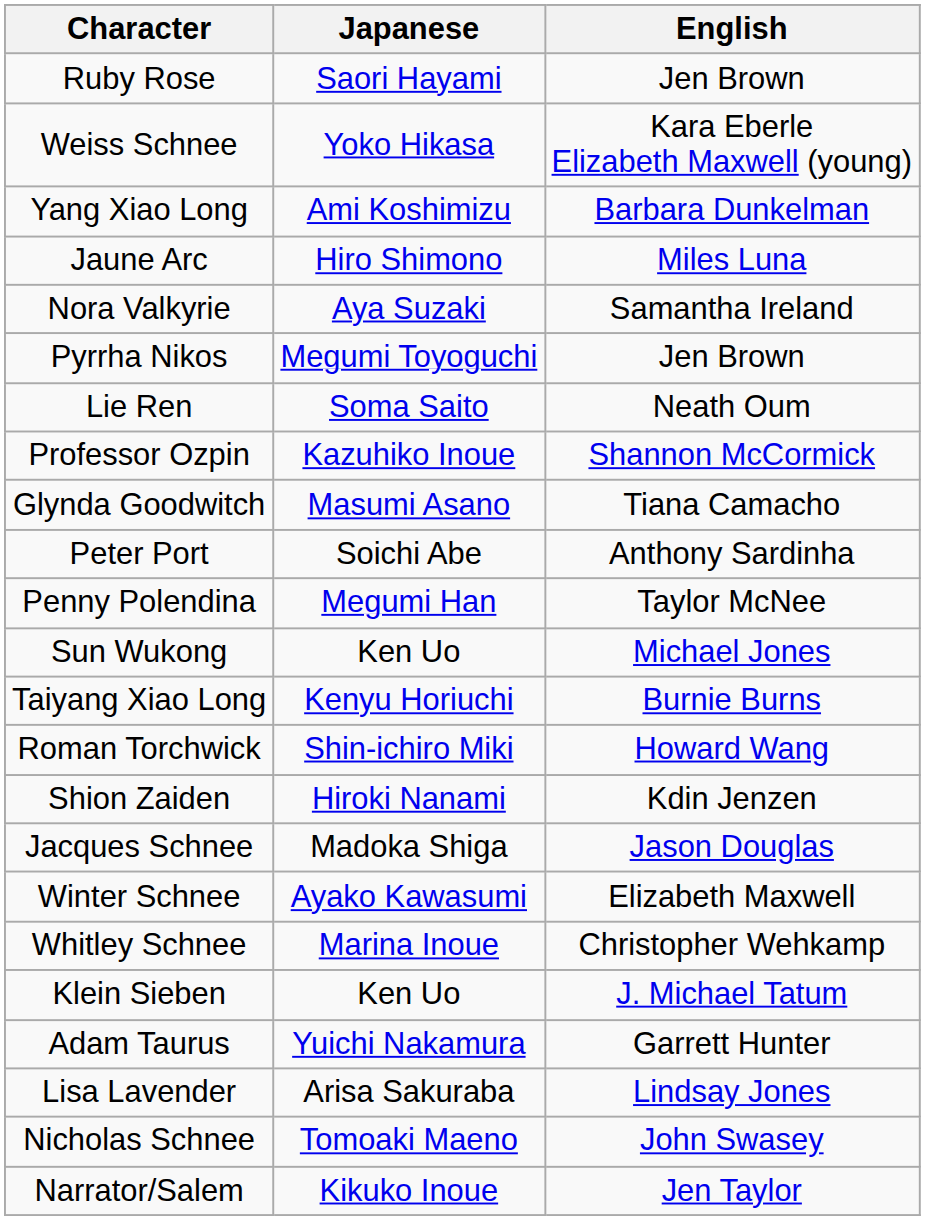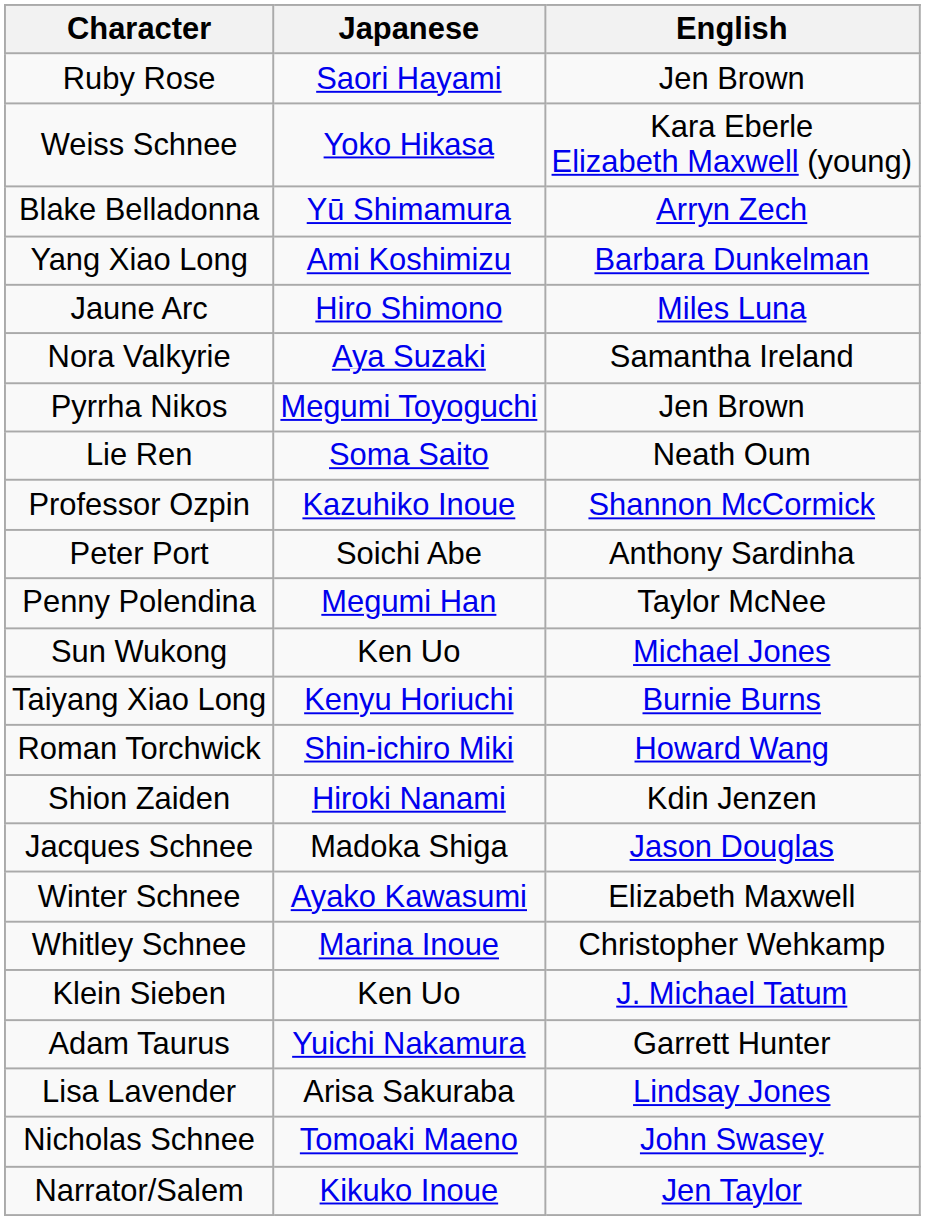+ row: (139, 210)
- row: (139, 504)
